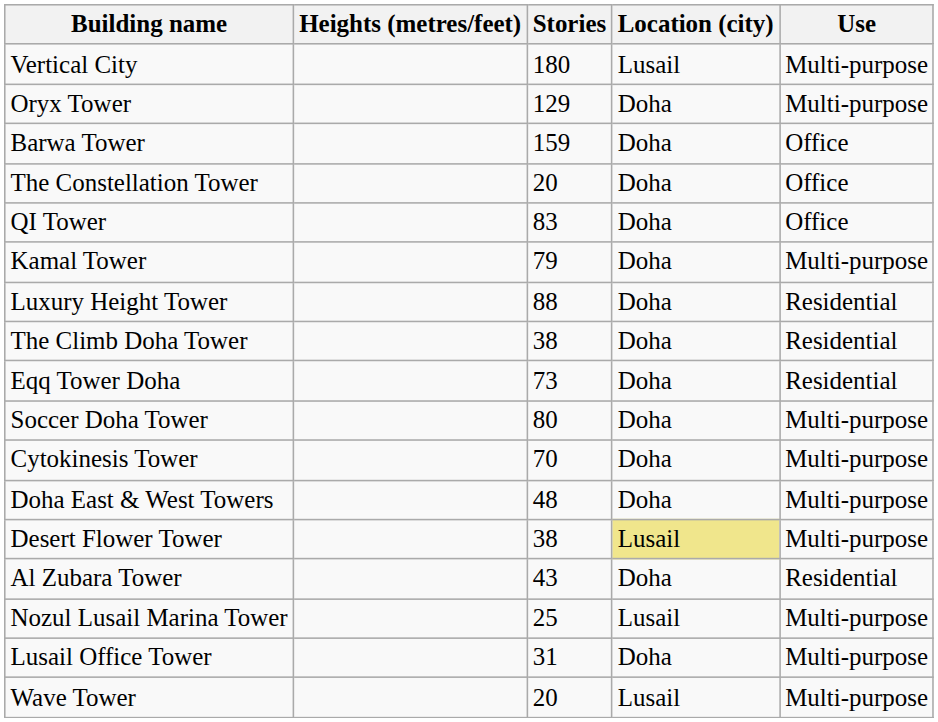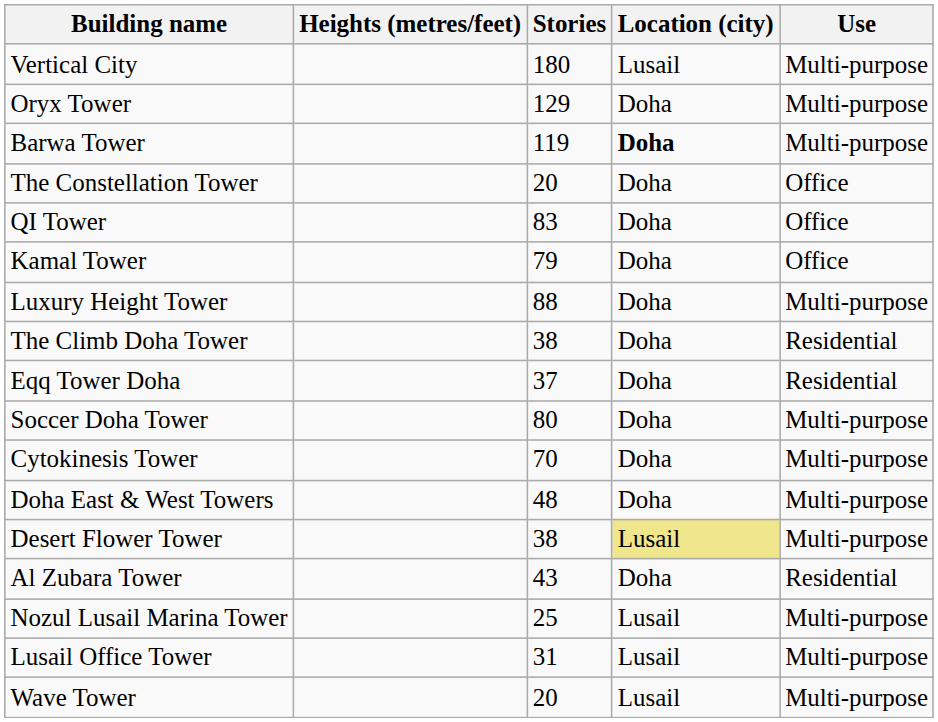(551, 143) 159 -> (551, 143) 119
(645, 143) normal -> (646, 143) bold
(817, 143) Office -> (857, 143) Multi-purpose
(857, 261) Multi-purpose -> (817, 261) Office
(841, 301) Residential -> (857, 301) Multi-purpose
(545, 380) 73 -> (545, 380) 37
(645, 657) Doha -> (649, 657) Lusail
